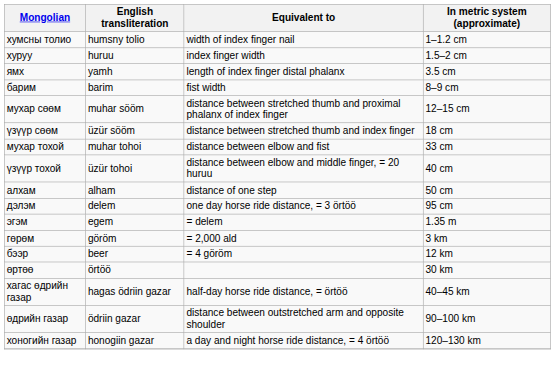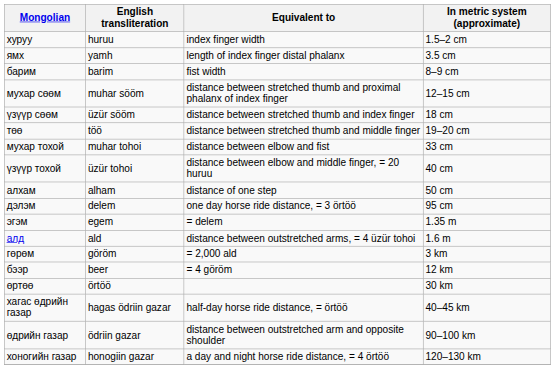- row: (39, 39)
+ row: (15, 131)
+ row: (15, 238)
